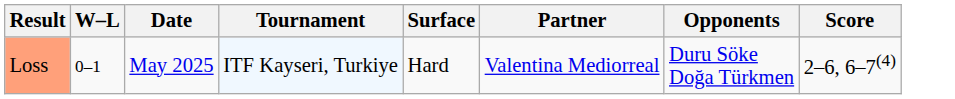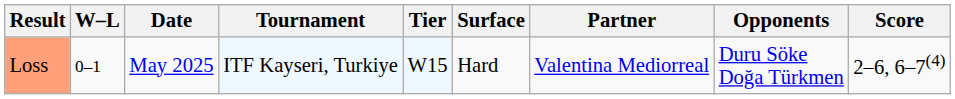+ column: (428, 20)
